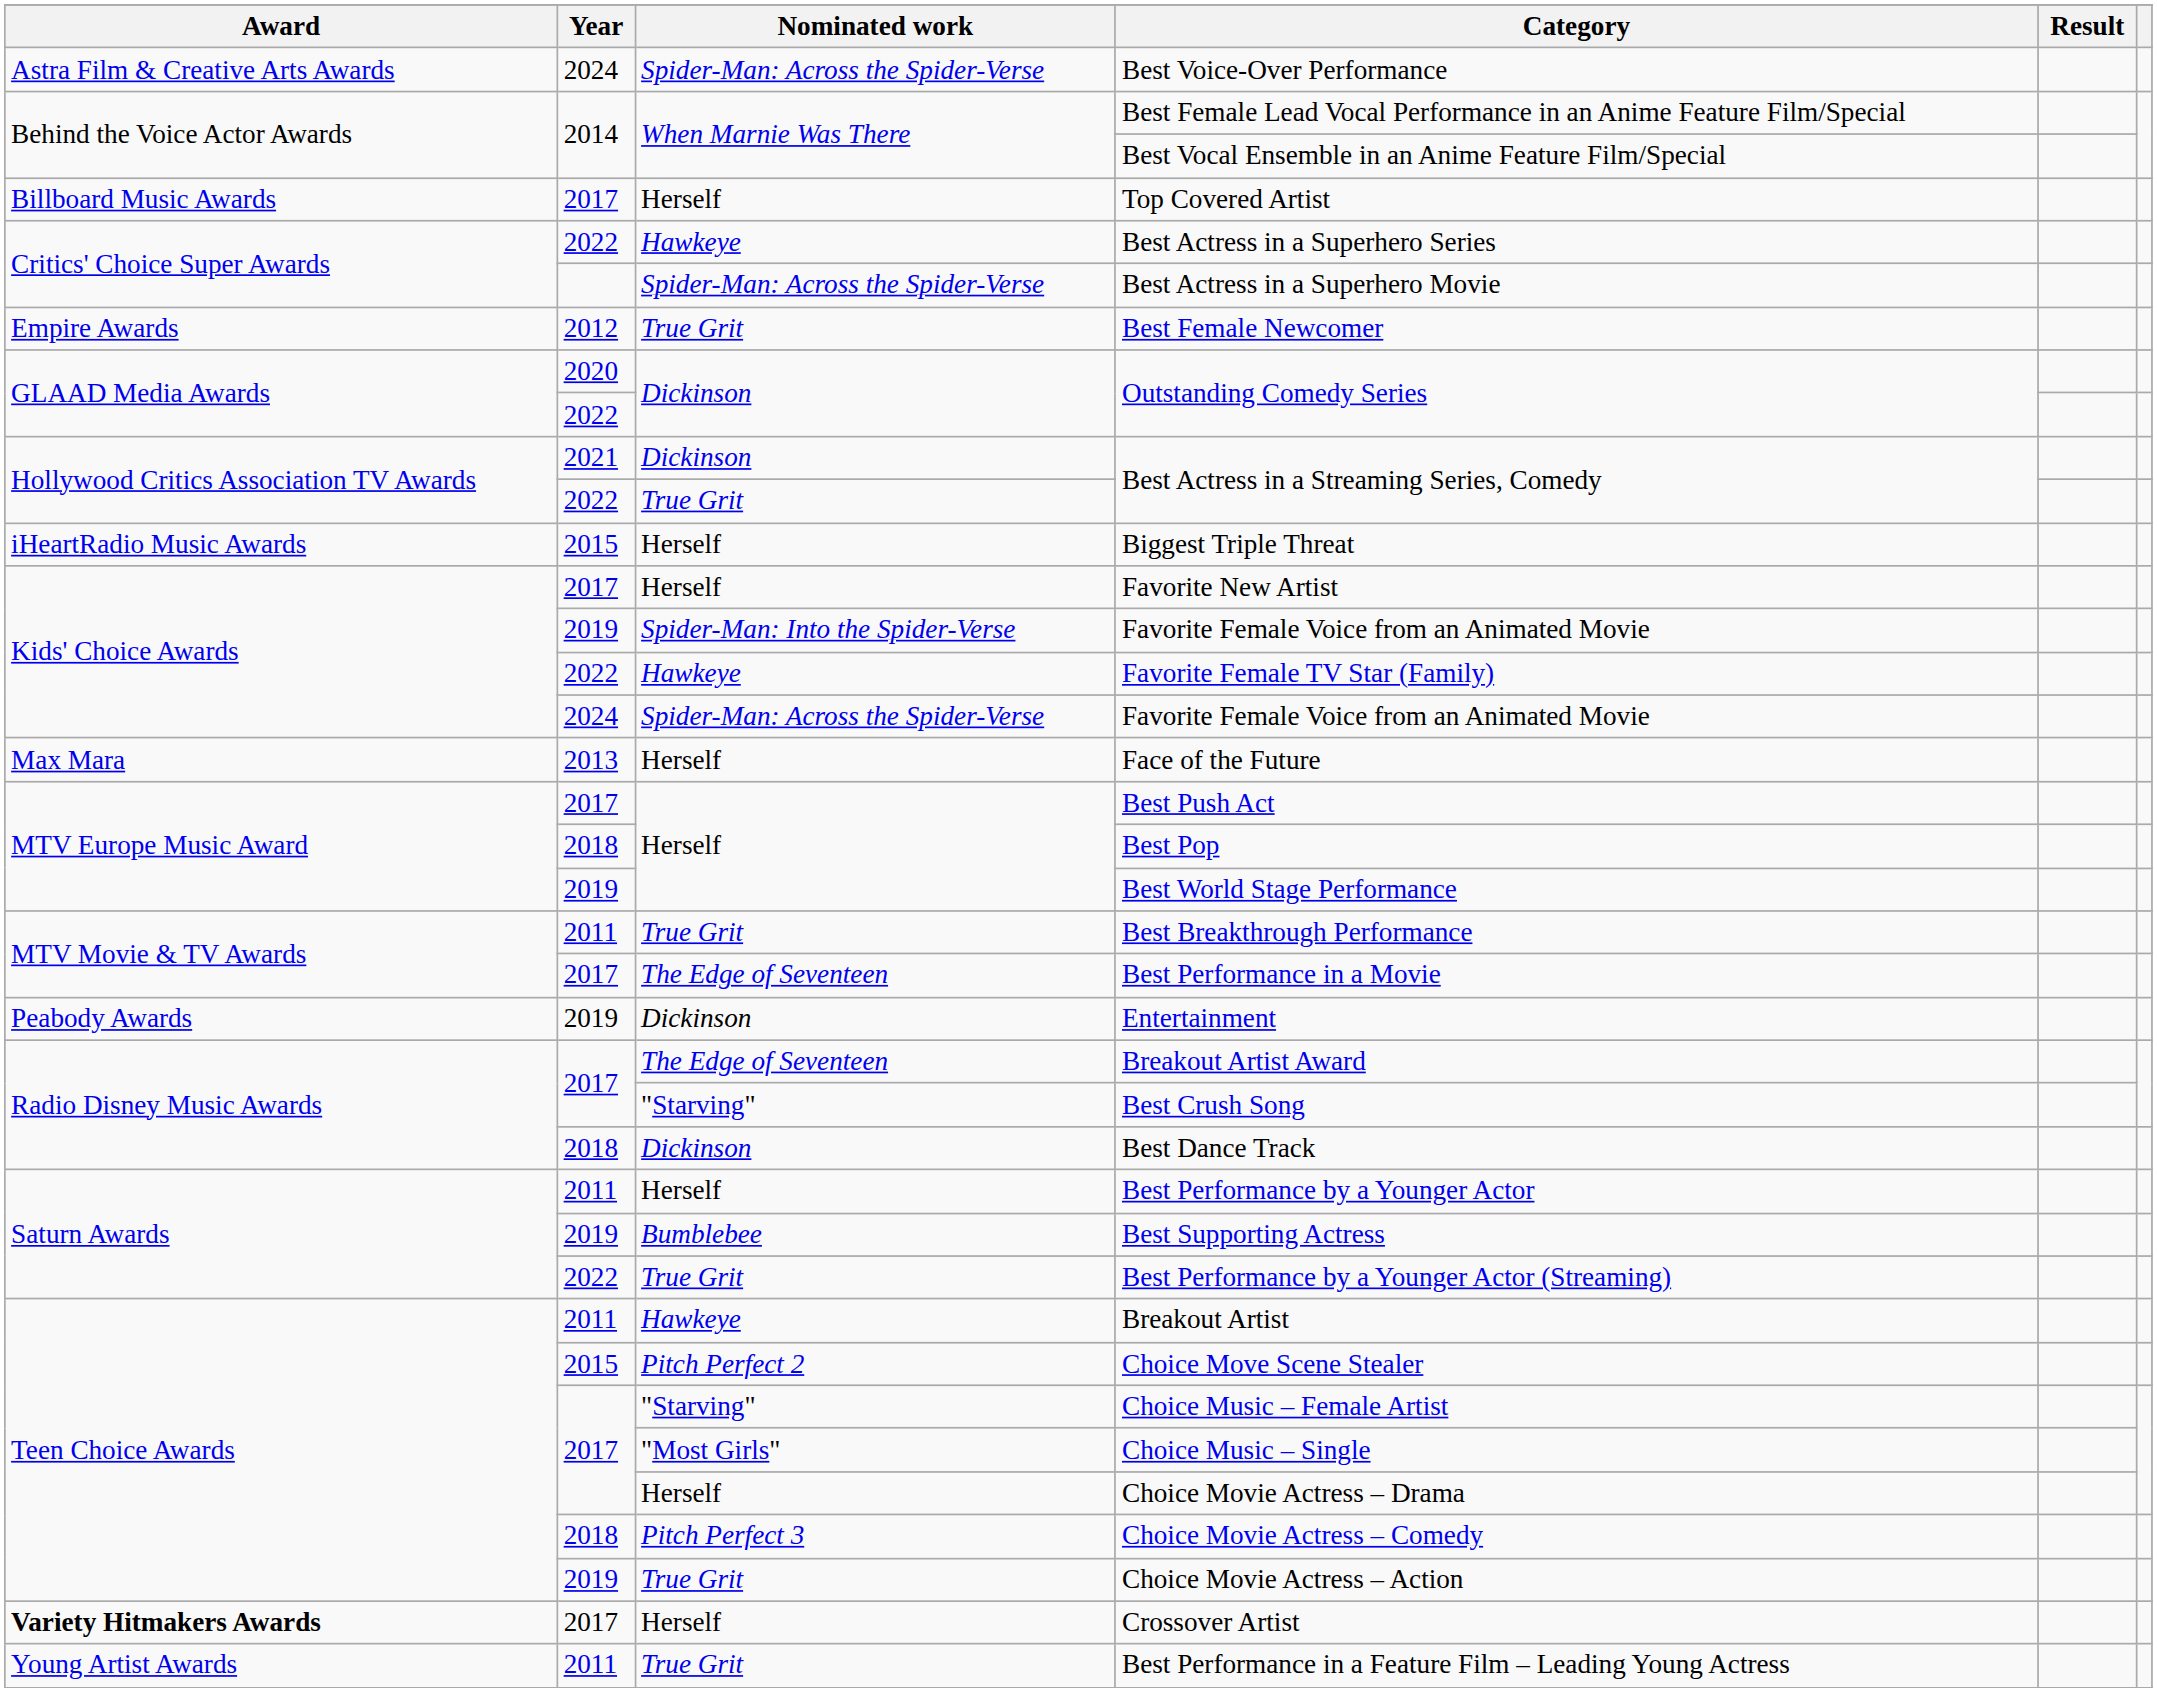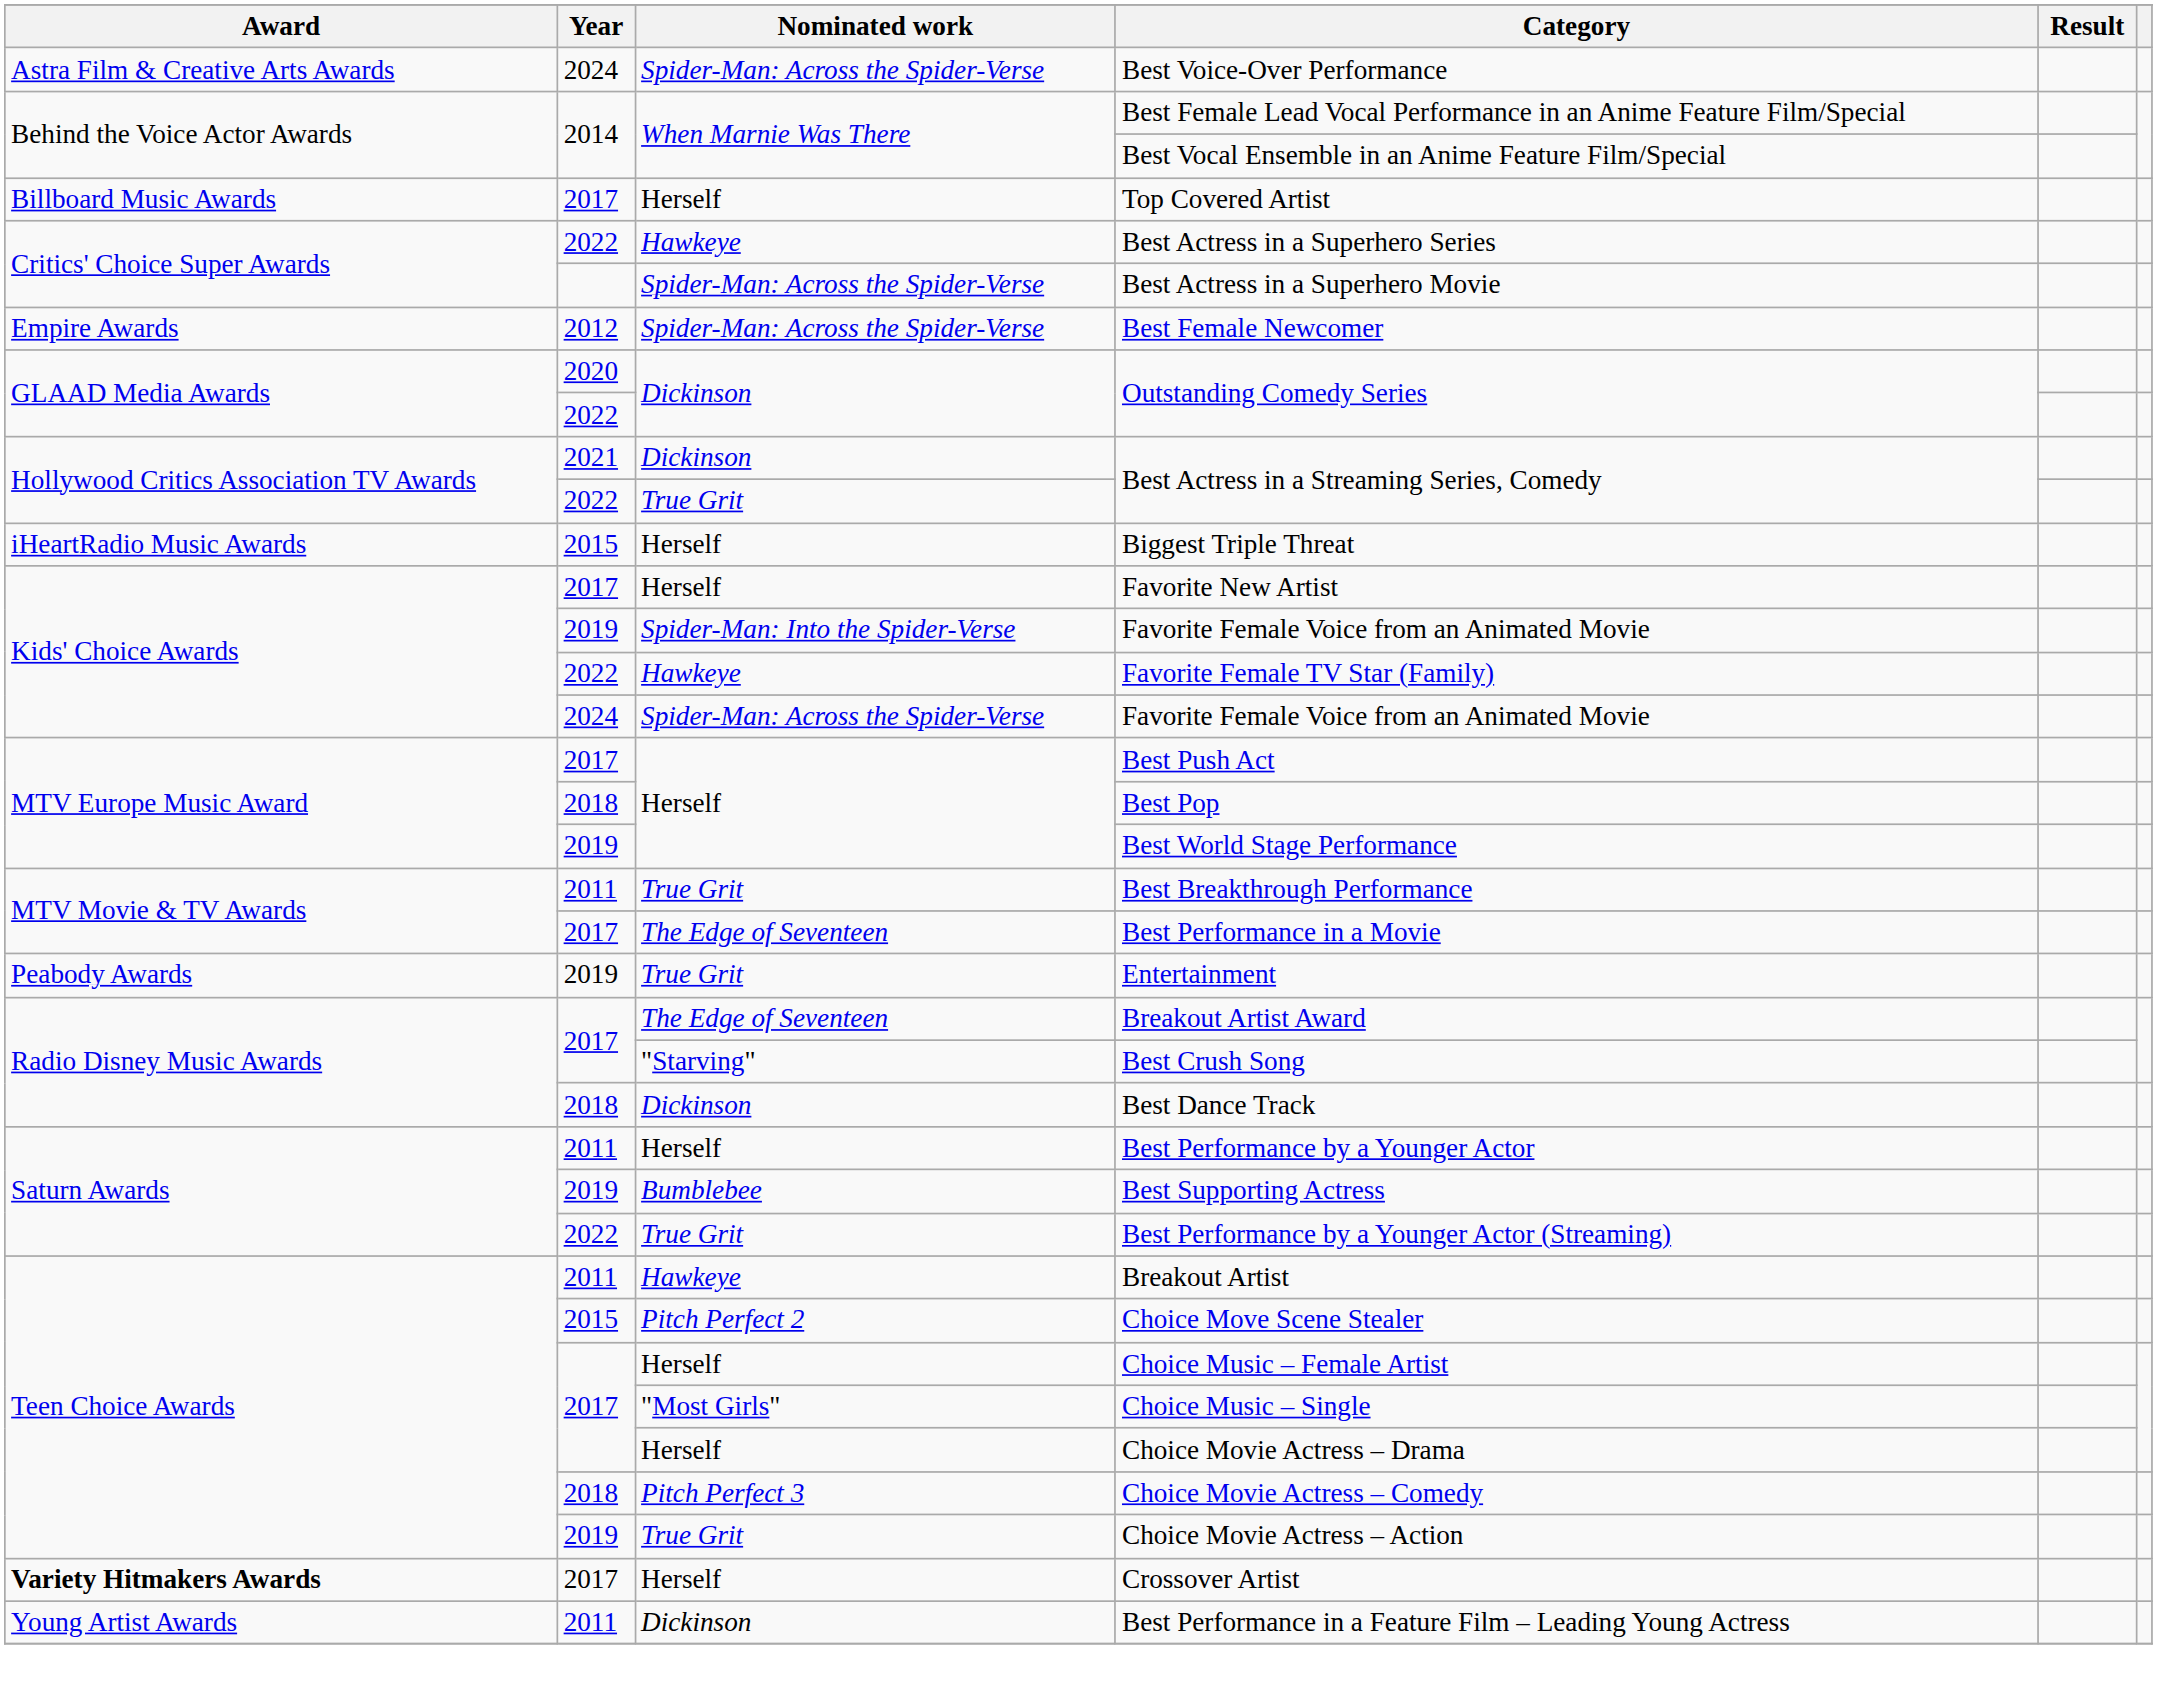(692, 328) True Grit -> (843, 328) Spider-Man: Across the Spider-Verse
- row: (591, 759)
(696, 1018) Dickinson -> (692, 975) True Grit
(698, 1406) "Starving" -> (681, 1363) Herself
(692, 1665) True Grit -> (696, 1622) Dickinson
